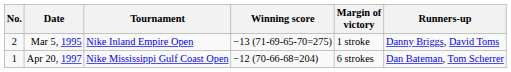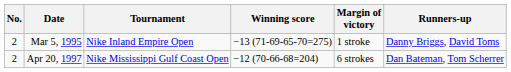(14, 59) 1 -> (14, 59) 2
